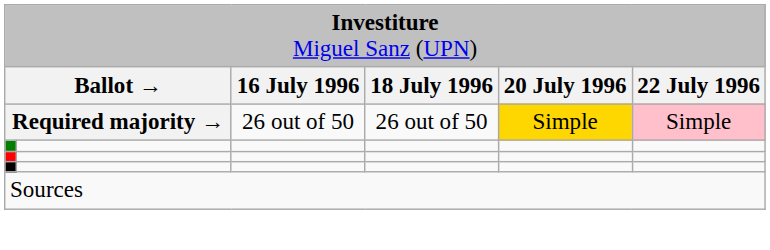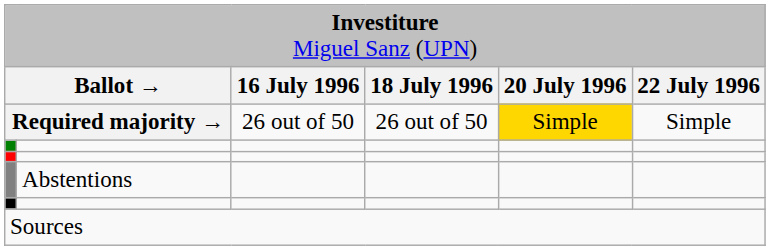(699, 121) pink background -> (699, 121) no background
+ row: (11, 180)
